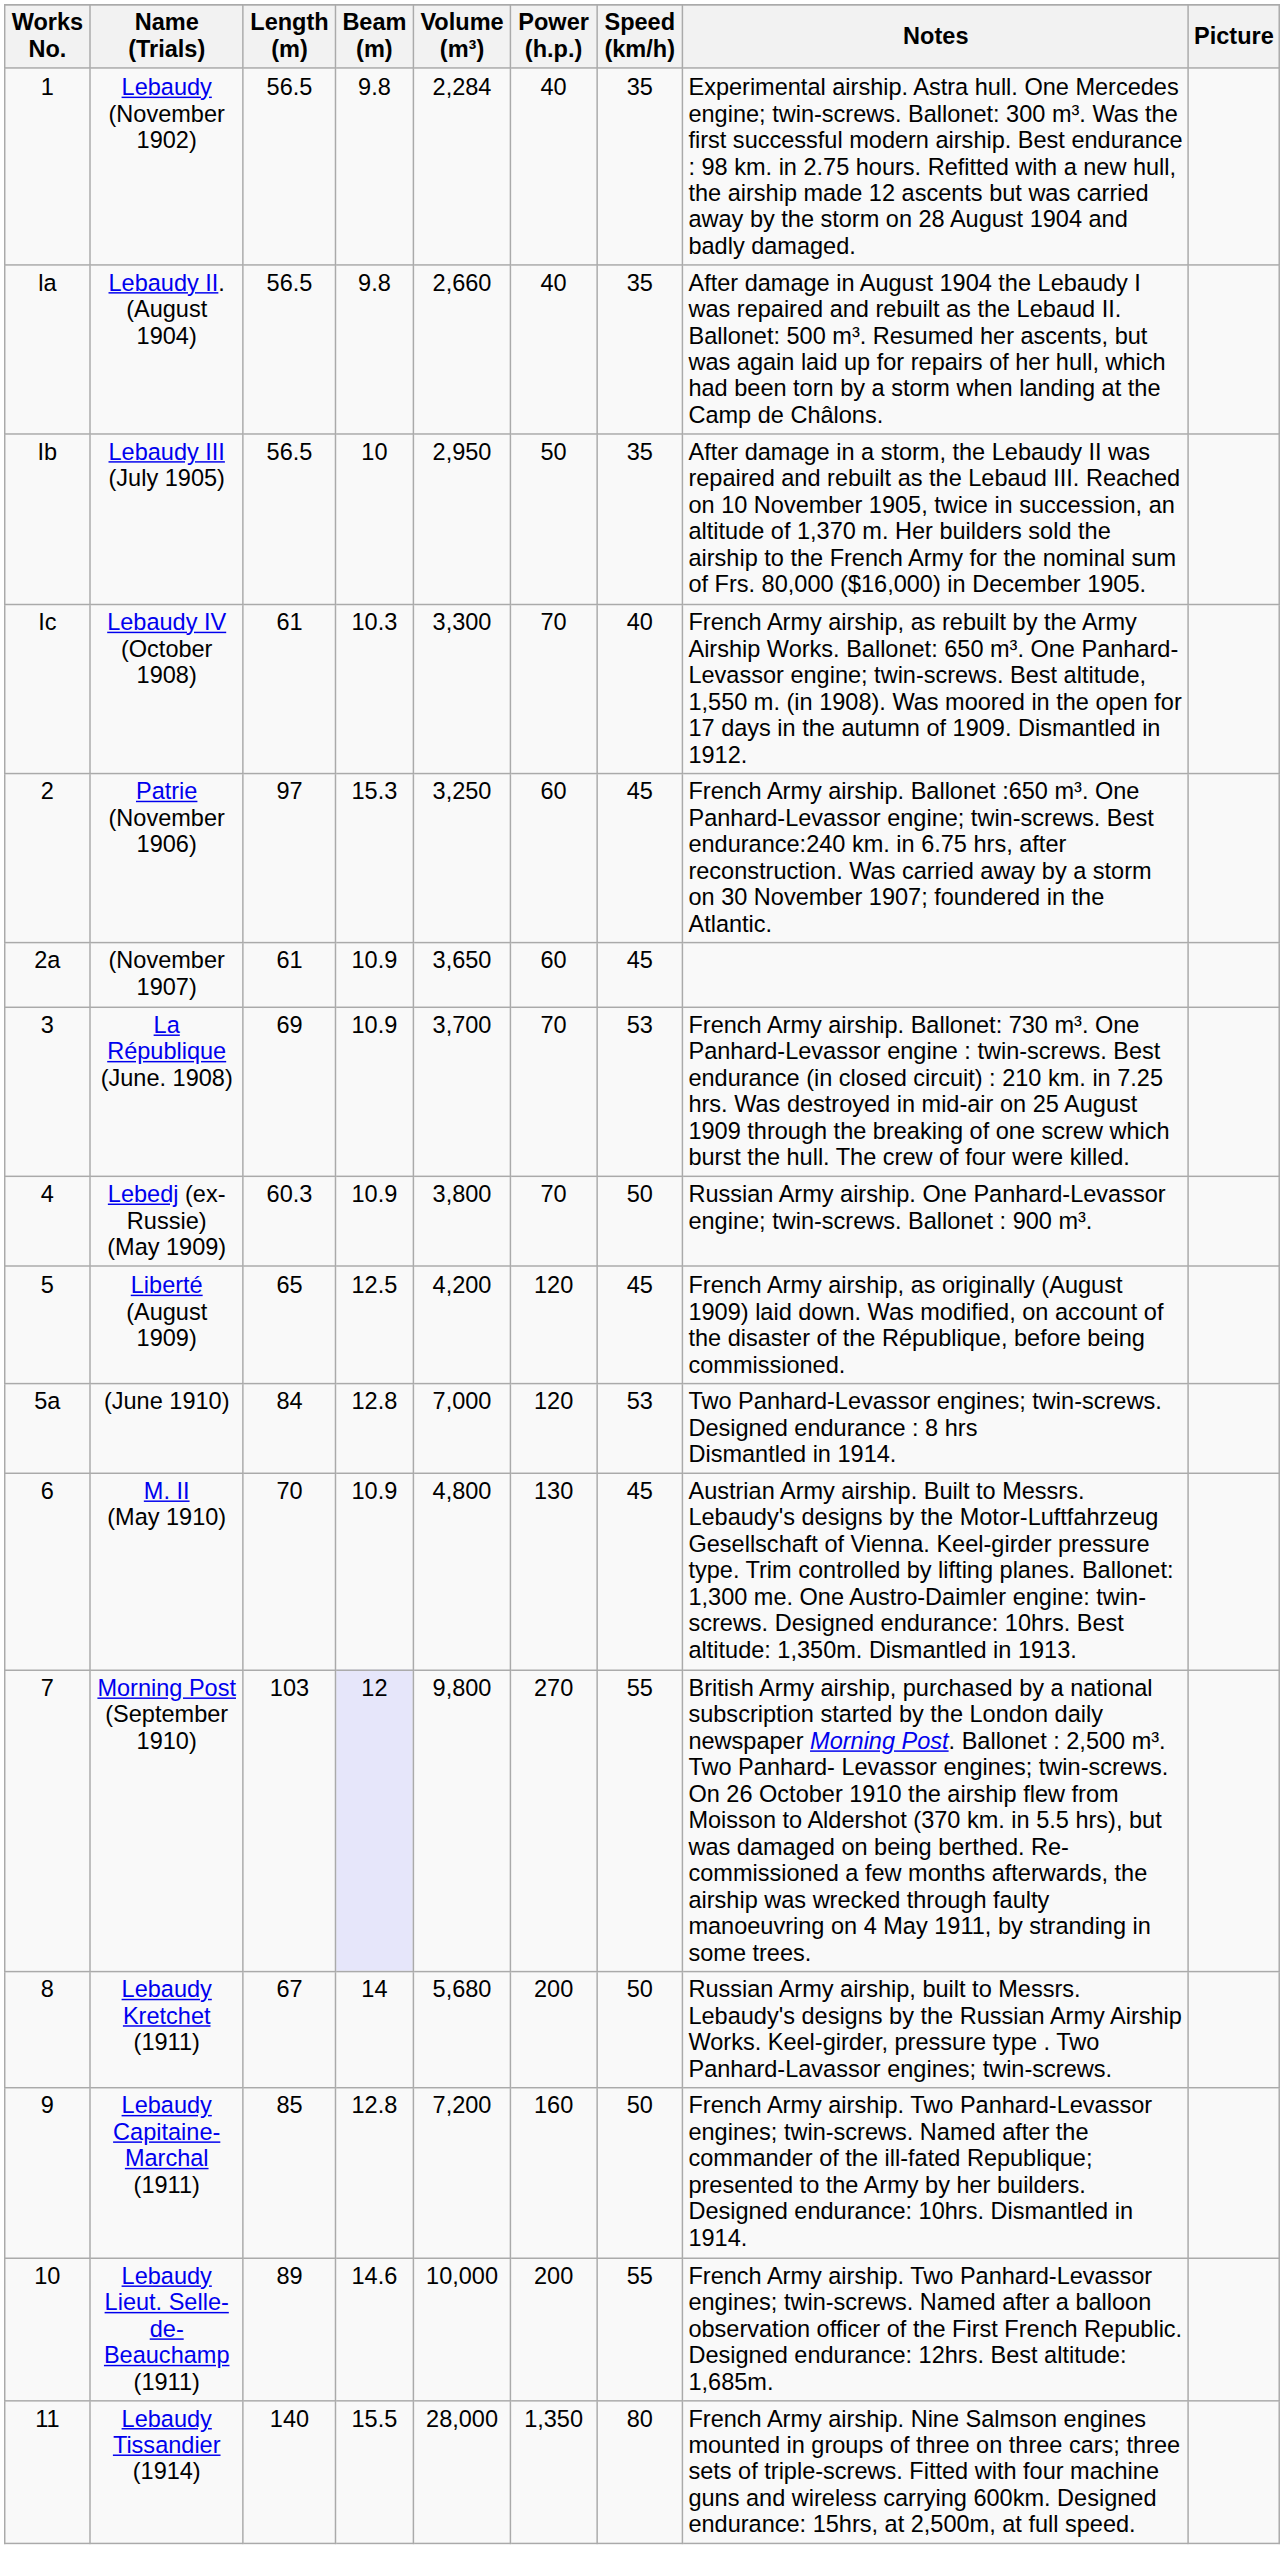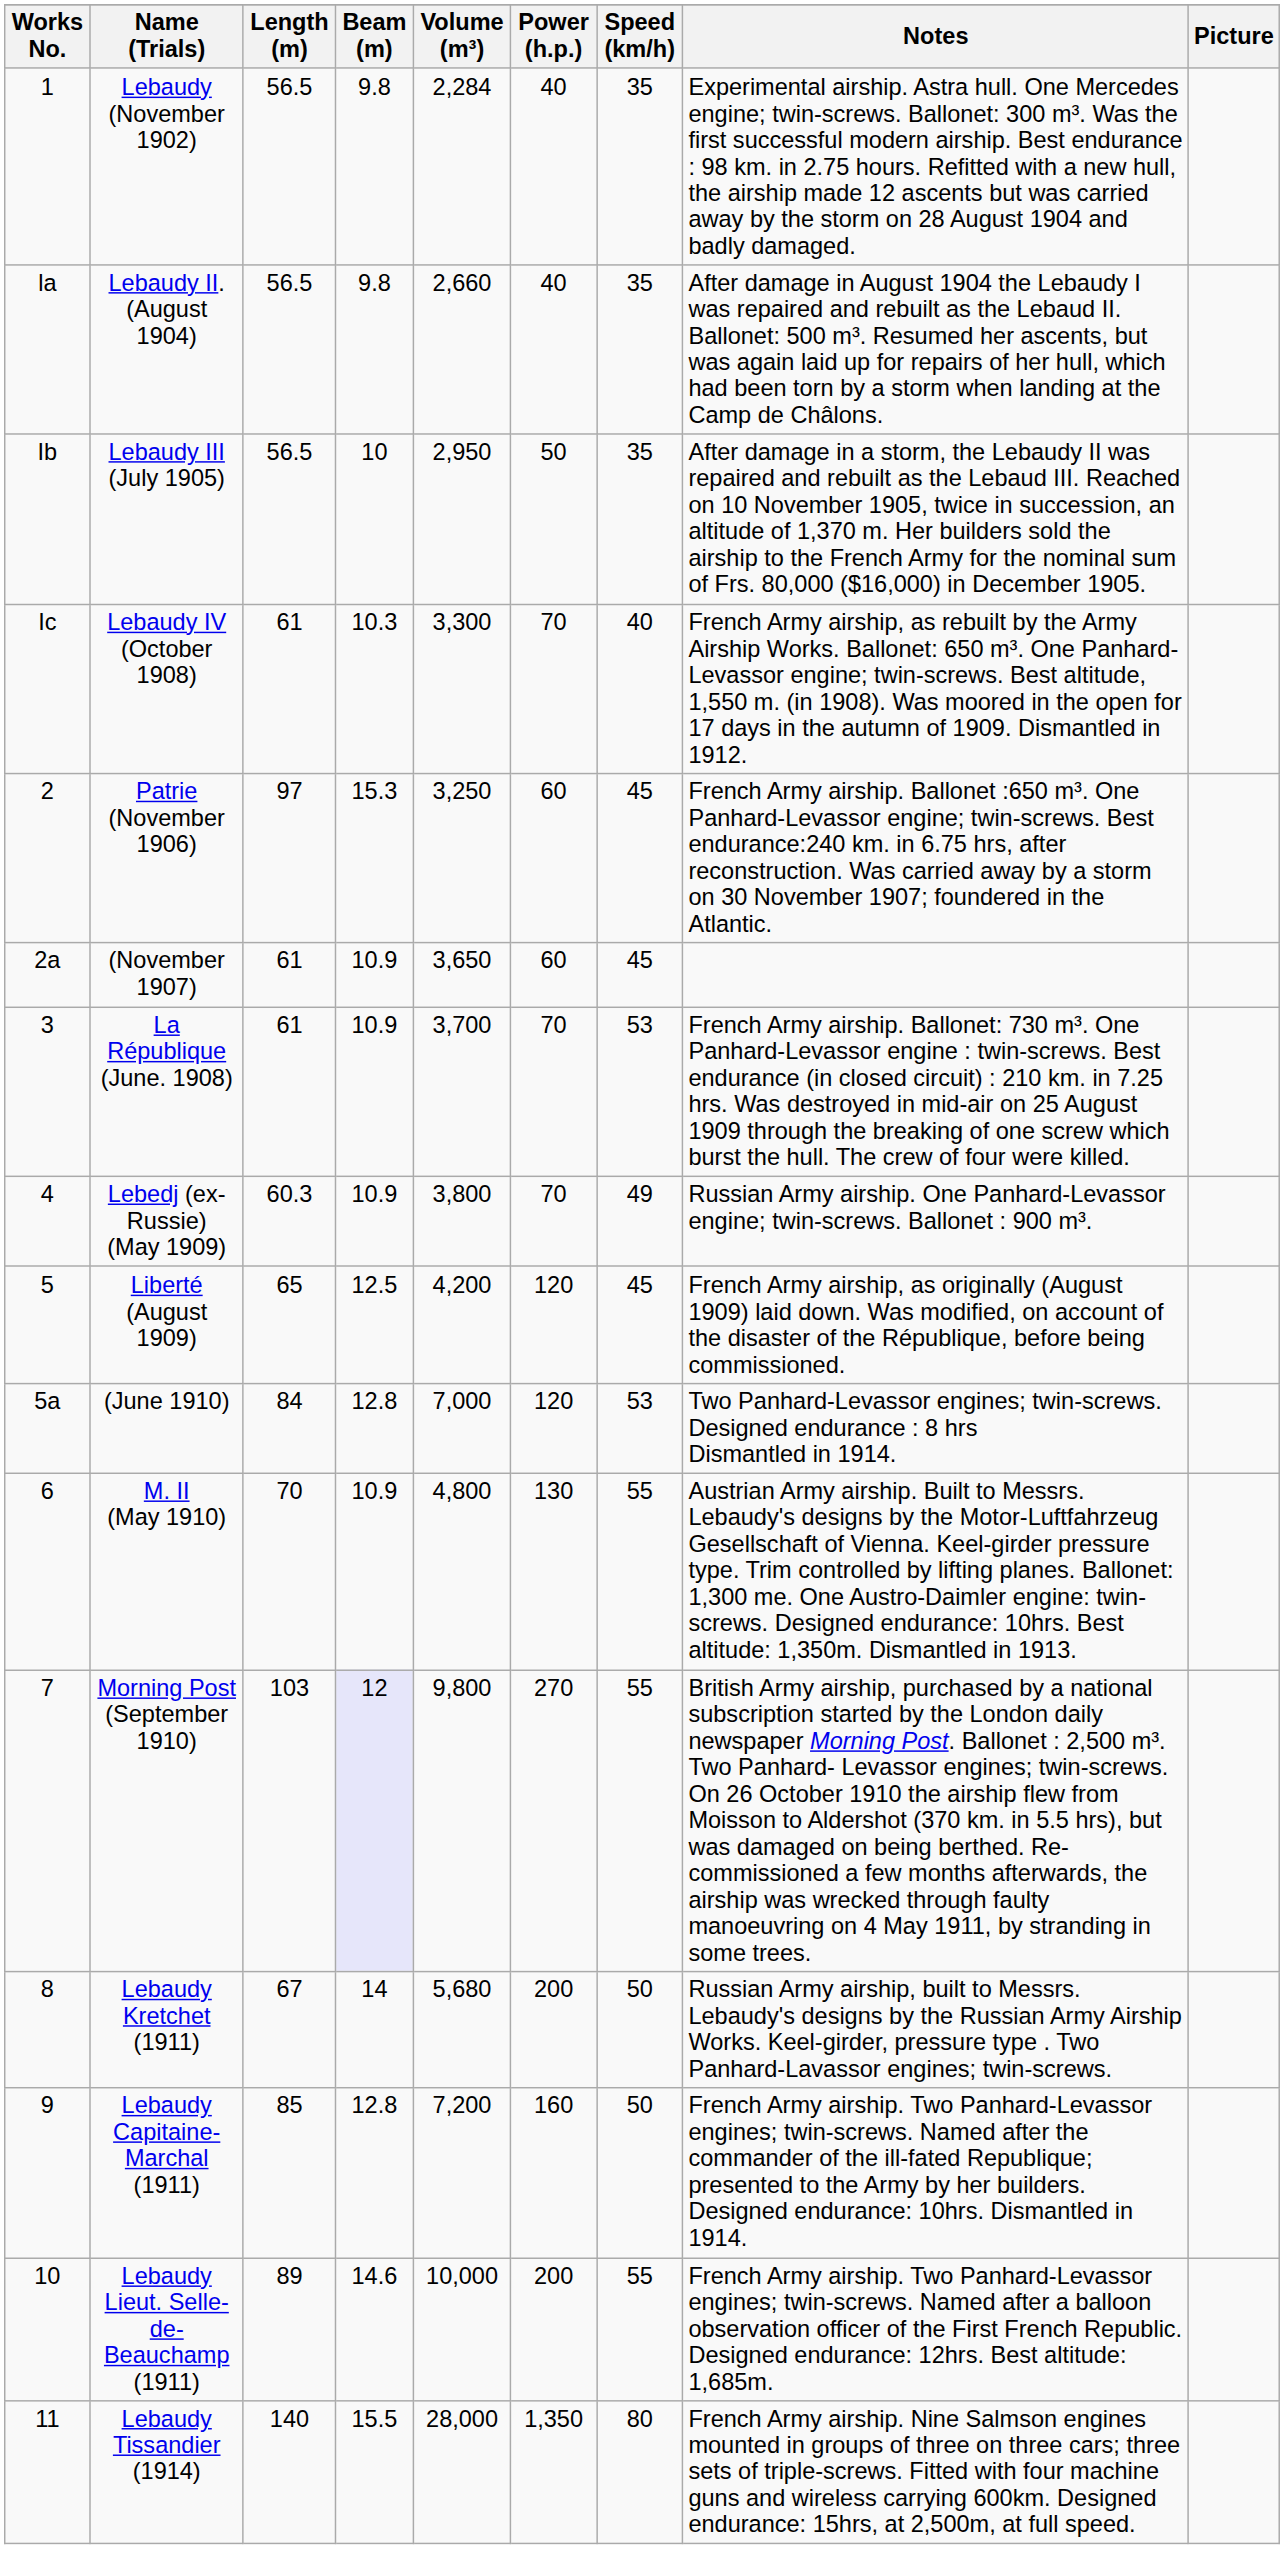(289, 1025) 69 -> (289, 1025) 61
(640, 1194) 50 -> (640, 1194) 49
(640, 1491) 45 -> (640, 1491) 55
